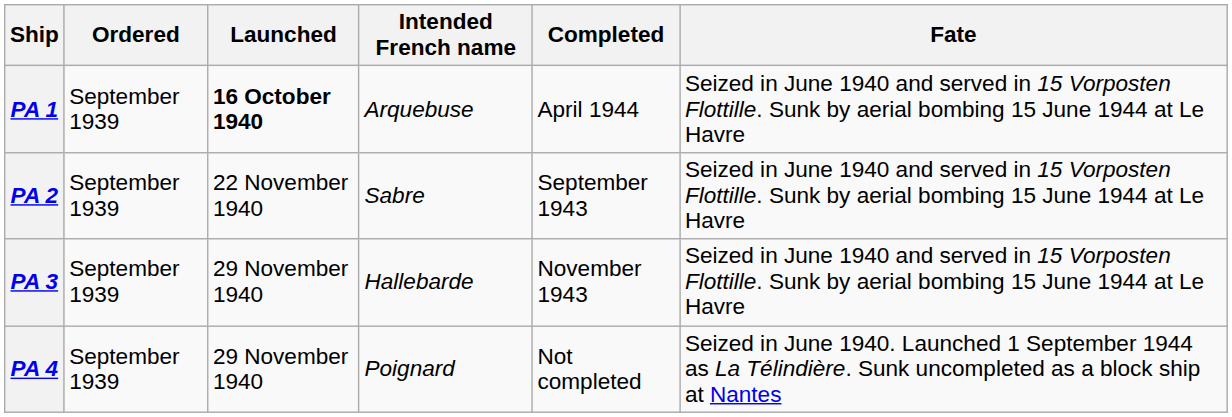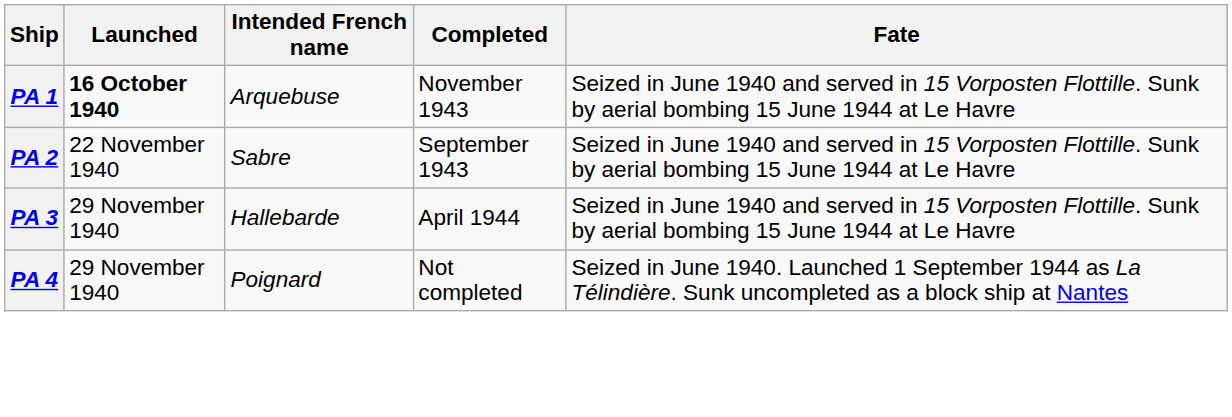- column: (136, 35)
(588, 108) April 1944 -> (470, 96) November 1943
(590, 282) November 1943 -> (469, 218) April 1944
